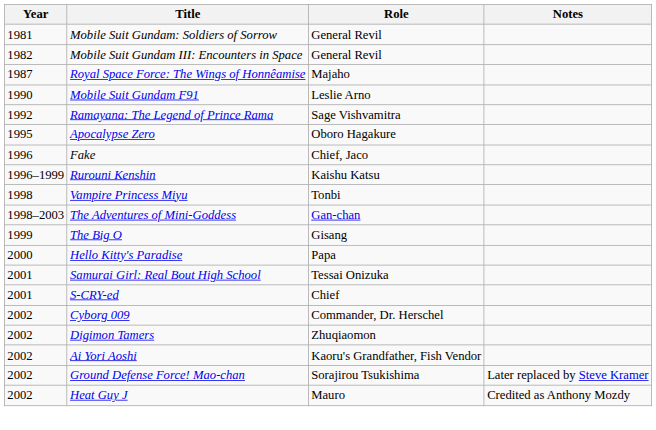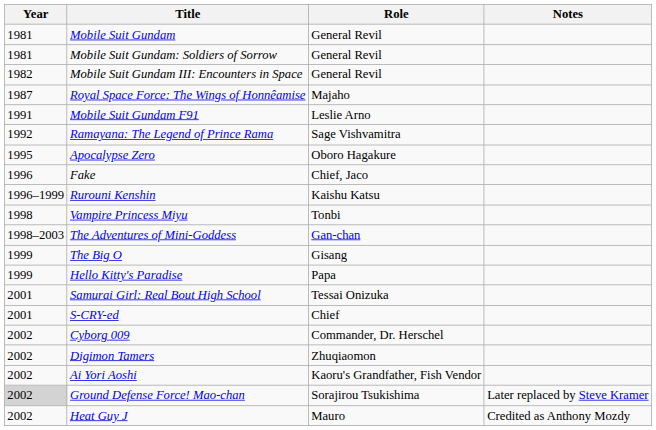+ row: (123, 34)
(20, 94) 1990 -> (20, 114) 1991
(20, 255) 2000 -> (20, 275) 1999
(20, 375) no background -> (20, 395) lightgrey background
